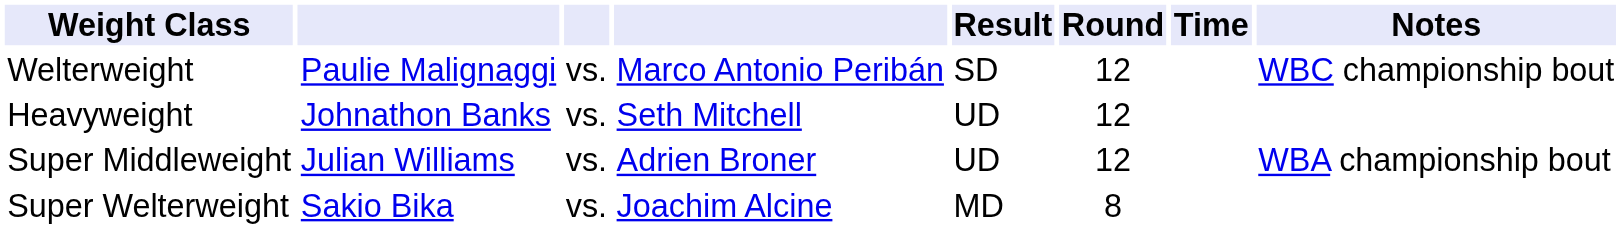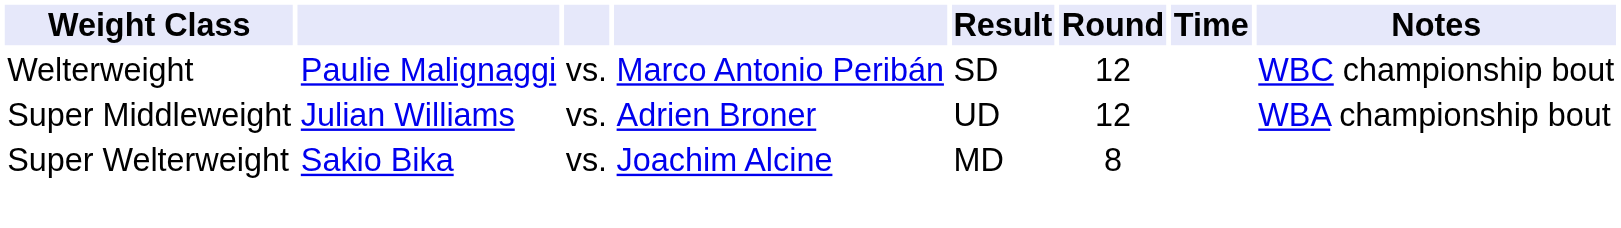- row: (100, 115)
